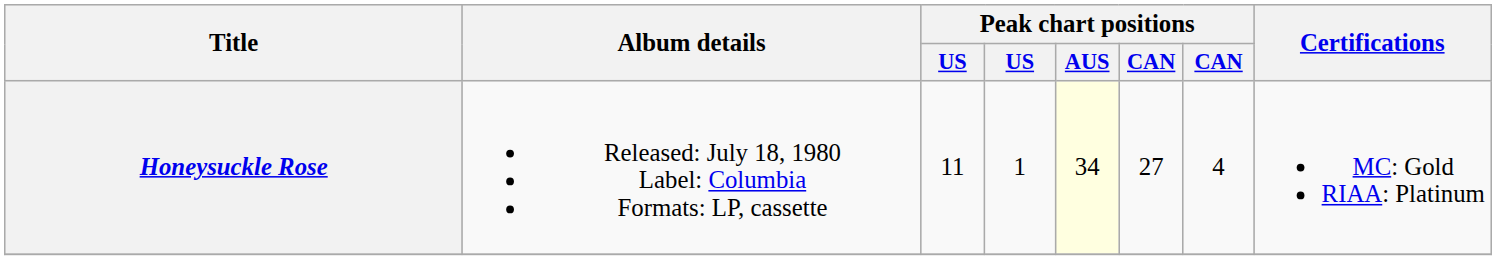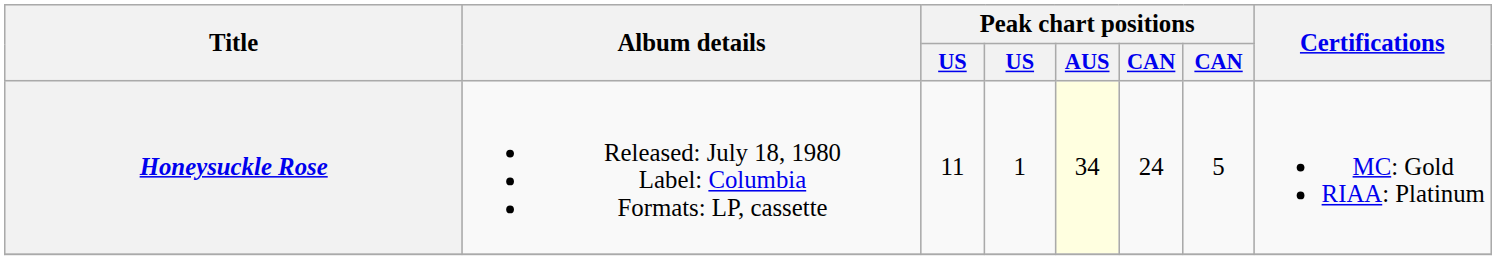(1151, 166) 27 -> (1151, 166) 24
(1219, 166) 4 -> (1219, 166) 5
